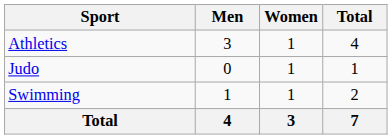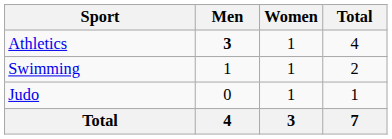(227, 43) normal -> (227, 43) bold
rows swapped: (24, 69) <-> (44, 95)
